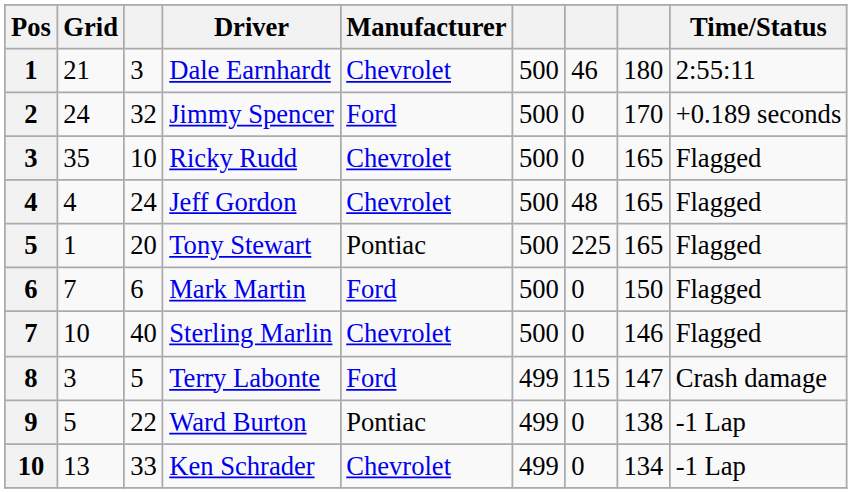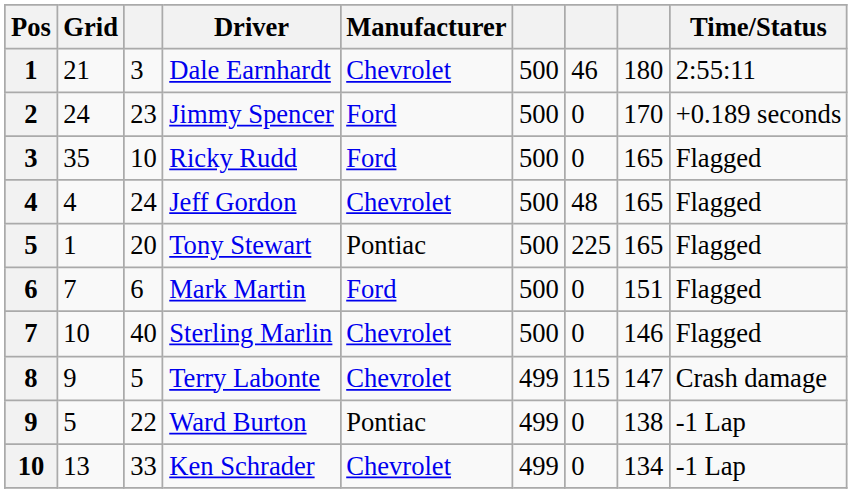(144, 114) 32 -> (144, 114) 23
(399, 158) Chevrolet -> (371, 158) Ford
(643, 289) 150 -> (643, 289) 151
(70, 377) 3 -> (70, 377) 9
(371, 377) Ford -> (399, 377) Chevrolet
